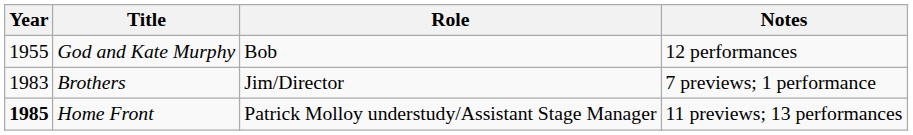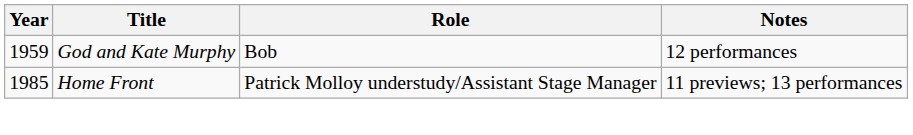(29, 51) 1955 -> (29, 51) 1959
- row: (92, 82)
(29, 113) bold -> (29, 82) normal
